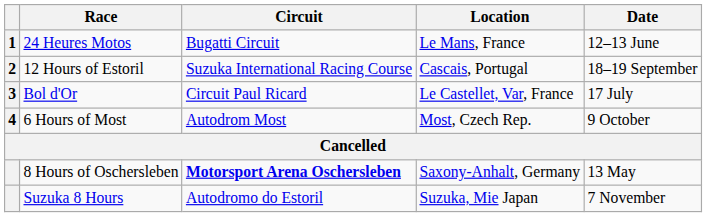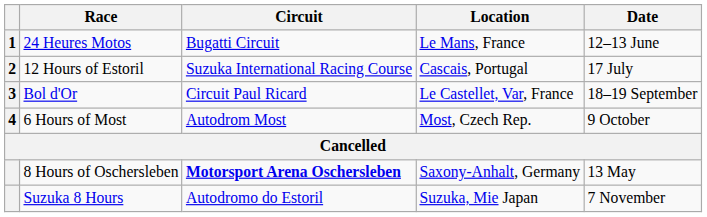(642, 68) 18–19 September -> (610, 68) 17 July
(610, 94) 17 July -> (642, 94) 18–19 September
